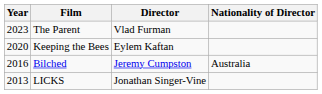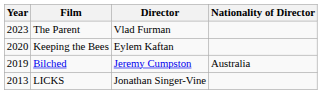(18, 64) 2016 -> (18, 64) 2019
